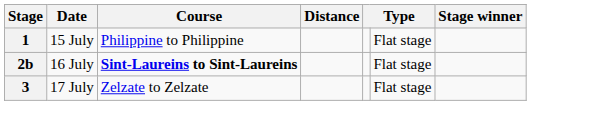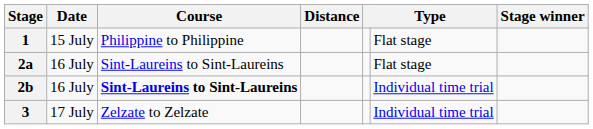+ row: (25, 64)
(402, 64) Flat stage -> (434, 87) Individual time trial
(402, 87) Flat stage -> (434, 111) Individual time trial
